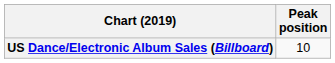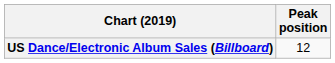(303, 48) 10 -> (303, 48) 12
